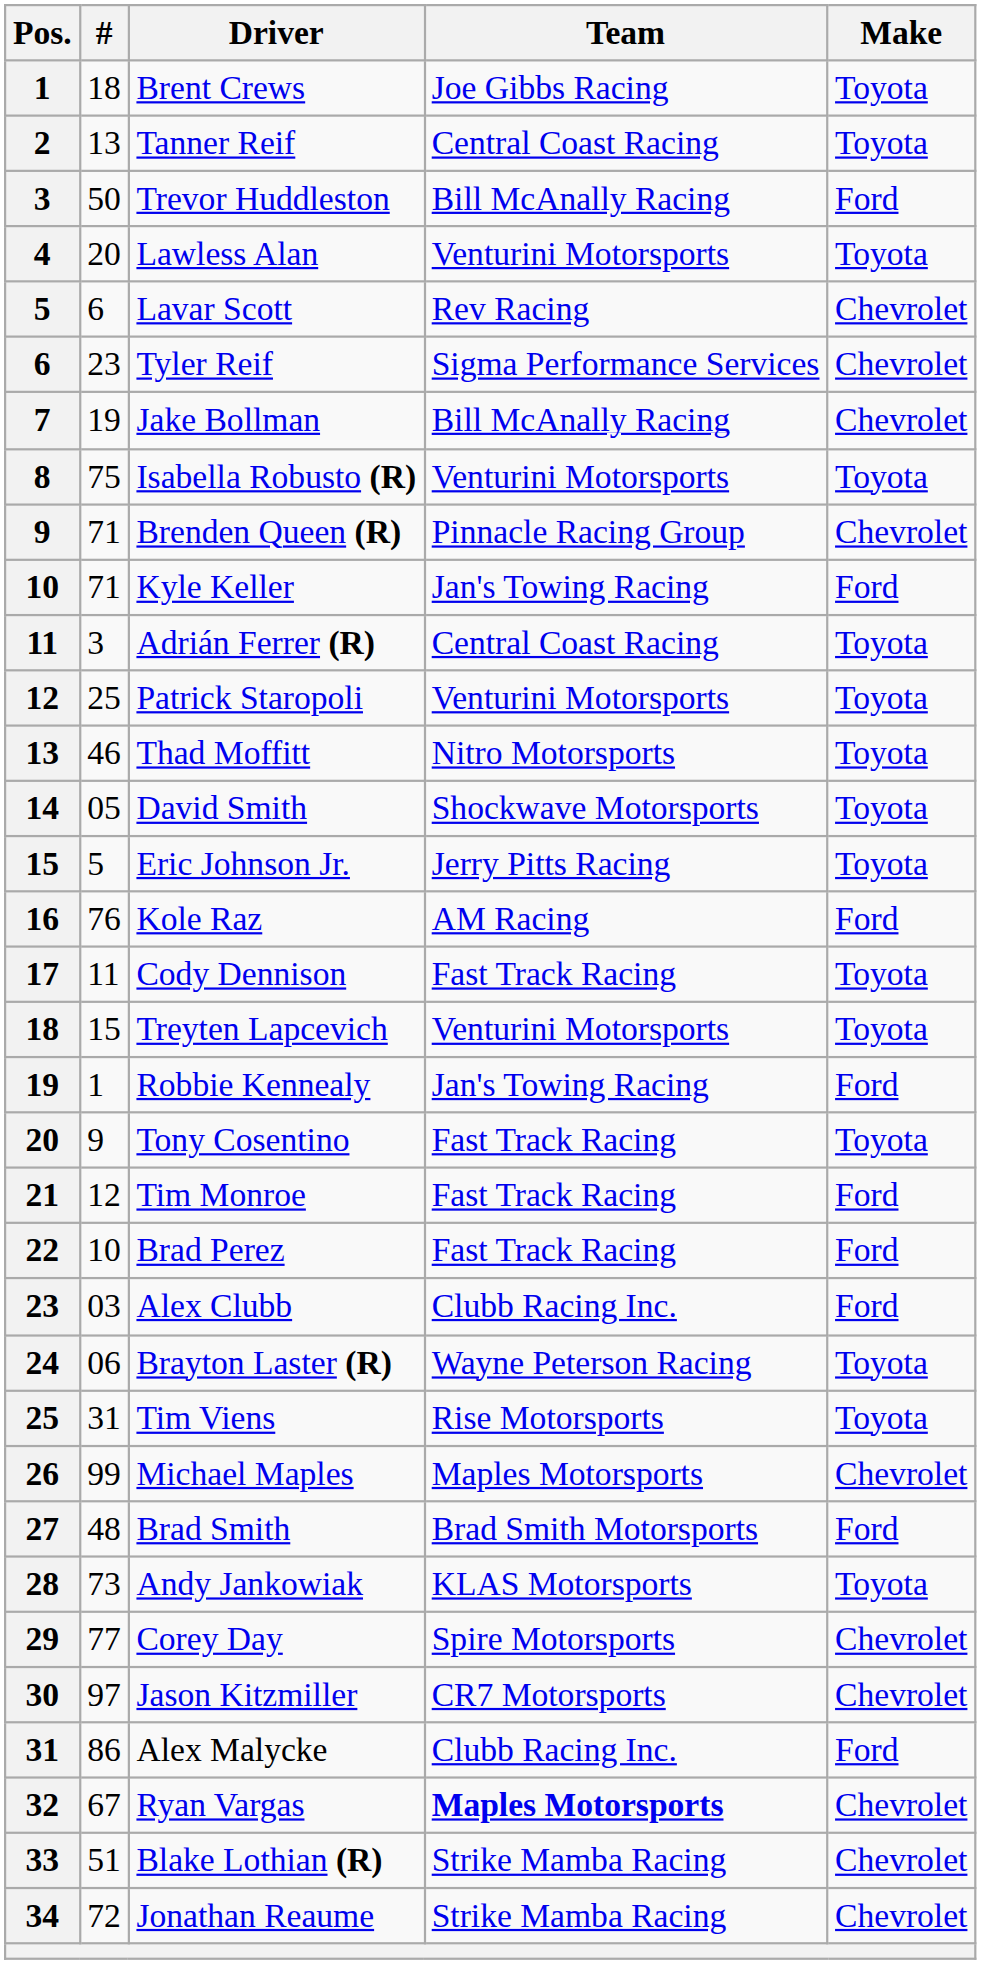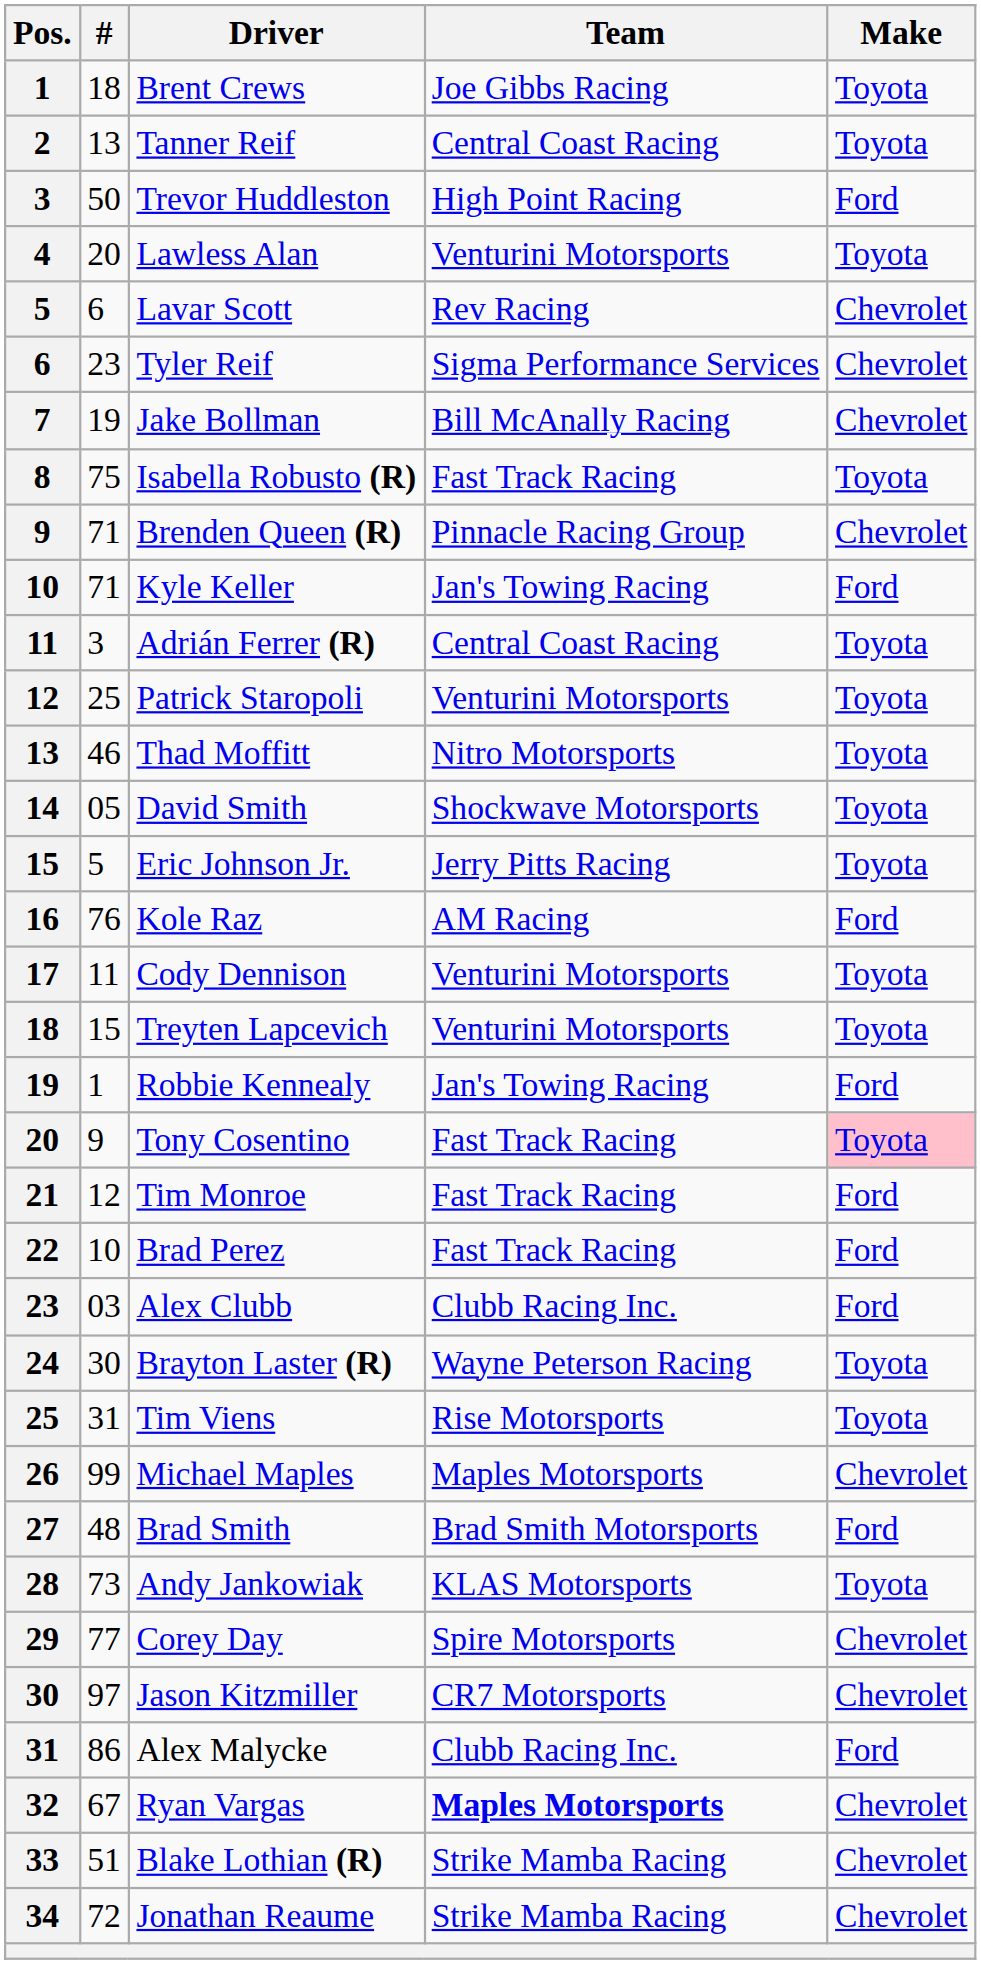(581, 198) Bill McAnally Racing -> (557, 198) High Point Racing
(580, 475) Venturini Motorsports -> (554, 475) Fast Track Racing
(554, 973) Fast Track Racing -> (580, 973) Venturini Motorsports
(881, 1140) no background -> (881, 1140) pink background
(104, 1361) 06 -> (104, 1361) 30
